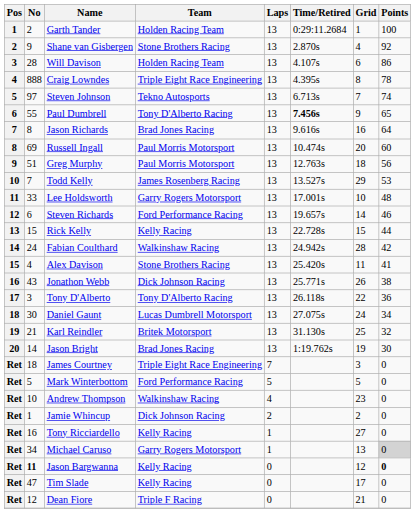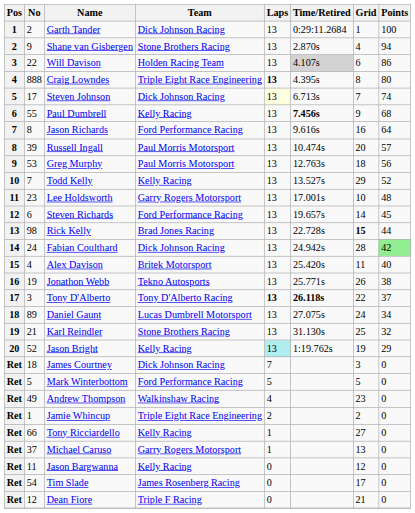(181, 29) Holden Racing Team -> (181, 29) Dick Johnson Racing
(386, 46) 92 -> (386, 46) 94
(32, 63) 28 -> (32, 63) 22
(306, 63) no background -> (306, 63) lightgrey background
(272, 80) normal -> (272, 80) bold
(386, 80) 78 -> (386, 80) 80
(32, 97) 97 -> (32, 97) 17
(174, 97) Tekno Autosports -> (181, 97) Dick Johnson Racing
(272, 97) no background -> (272, 97) lightyellow background
(185, 113) Tony D'Alberto Racing -> (165, 113) Kelly Racing
(386, 113) 65 -> (386, 113) 68
(176, 130) Brad Jones Racing -> (190, 130) Ford Performance Racing
(32, 147) 69 -> (32, 147) 39
(386, 147) 60 -> (386, 147) 57
(32, 164) 51 -> (32, 164) 53
(189, 181) James Rosenberg Racing -> (165, 181) Kelly Racing
(386, 181) 53 -> (386, 181) 52
(32, 197) 33 -> (32, 197) 23
(386, 214) 46 -> (386, 214) 45
(32, 231) 15 -> (32, 231) 98
(165, 231) Kelly Racing -> (176, 231) Brad Jones Racing
(361, 231) normal -> (361, 231) bold
(178, 248) Walkinshaw Racing -> (181, 248) Dick Johnson Racing
(386, 248) no background -> (386, 248) lightgreen background
(184, 264) Stone Brothers Racing -> (175, 264) Britek Motorsport
(386, 264) 41 -> (386, 264) 40
(32, 281) 43 -> (32, 281) 19
(181, 281) Dick Johnson Racing -> (174, 281) Tekno Autosports
(272, 298) normal -> (272, 298) bold
(309, 298) normal -> (309, 298) bold
(386, 298) 36 -> (386, 298) 37
(32, 315) 30 -> (32, 315) 89
(175, 332) Britek Motorsport -> (184, 332) Stone Brothers Racing
(32, 348) 14 -> (32, 348) 52
(176, 348) Brad Jones Racing -> (165, 348) Kelly Racing
(272, 348) no background -> (272, 348) paleturquoise background
(386, 348) 30 -> (386, 348) 29
(200, 365) Triple Eight Race Engineering -> (181, 365) Dick Johnson Racing
(32, 399) 10 -> (32, 399) 49
(181, 416) Dick Johnson Racing -> (200, 416) Triple Eight Race Engineering
(32, 432) 16 -> (32, 432) 66
(32, 449) 34 -> (32, 449) 37
(384, 449) lightgrey background -> (384, 449) no background
(32, 466) bold -> (32, 466) normal
(384, 466) bold -> (384, 466) normal
(32, 483) 47 -> (32, 483) 54
(165, 483) Kelly Racing -> (189, 483) James Rosenberg Racing
